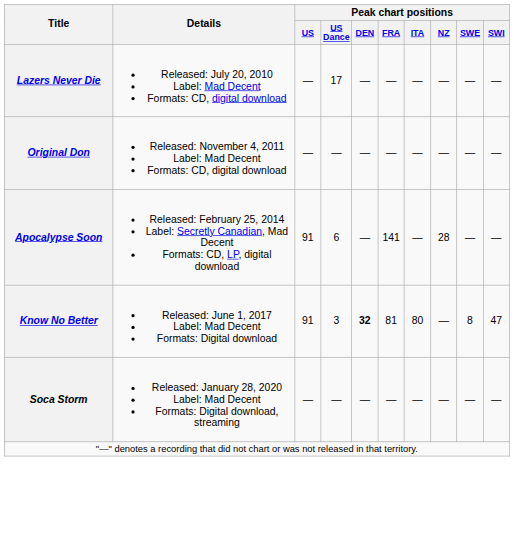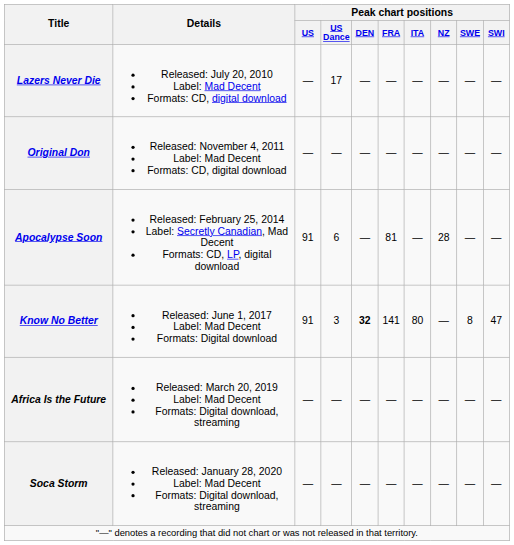(391, 237) 141 -> (391, 237) 81
(391, 321) 81 -> (391, 321) 141
+ row: (59, 399)
